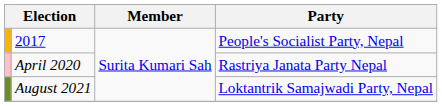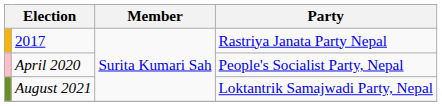(311, 40) People's Socialist Party, Nepal -> (303, 40) Rastriya Janata Party Nepal
(303, 64) Rastriya Janata Party Nepal -> (311, 64) People's Socialist Party, Nepal
